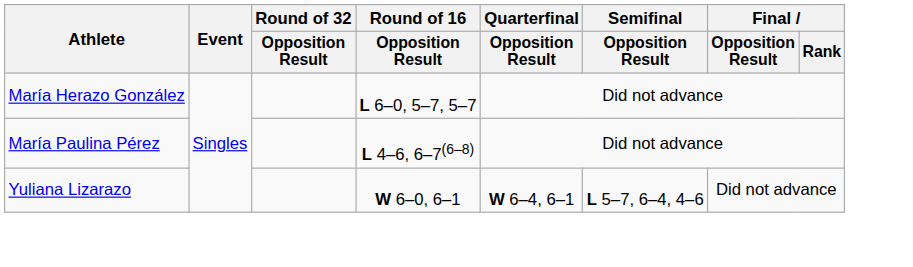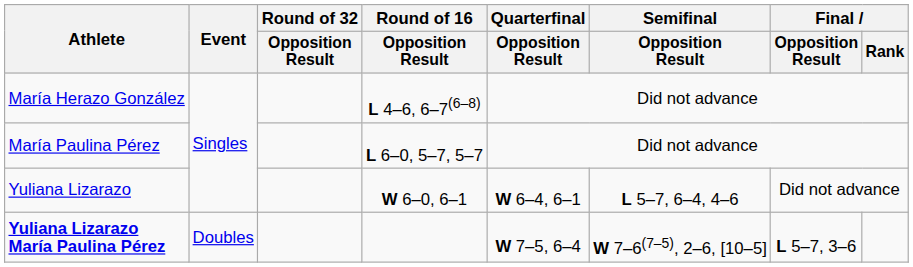(418, 105) L 6–0, 5–7, 5–7 -> (424, 108) L 4–6, 6–7(6–8)
(418, 153) L 4–6, 6–7(6–8) -> (424, 155) L 6–0, 5–7, 5–7
+ row: (87, 238)
